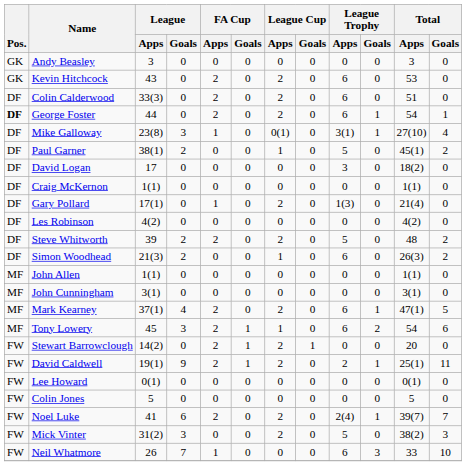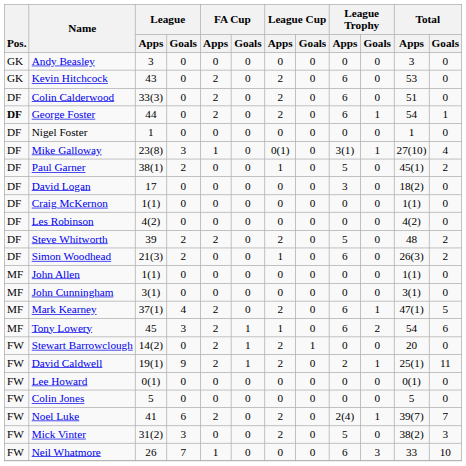+ row: (60, 132)
- row: (60, 203)
